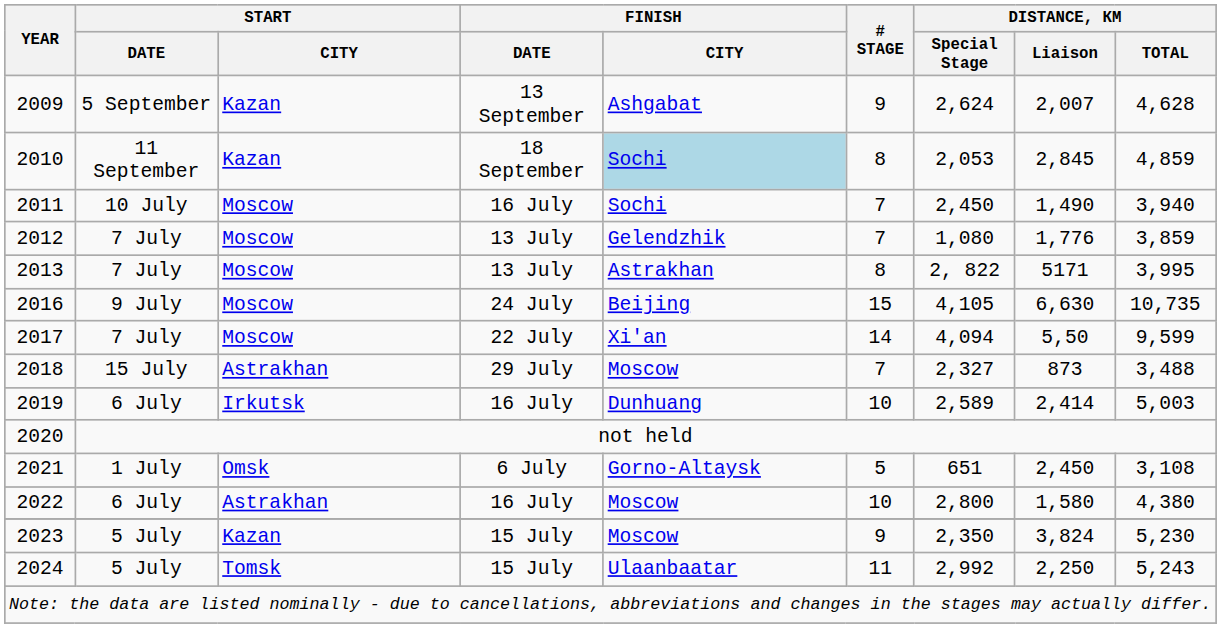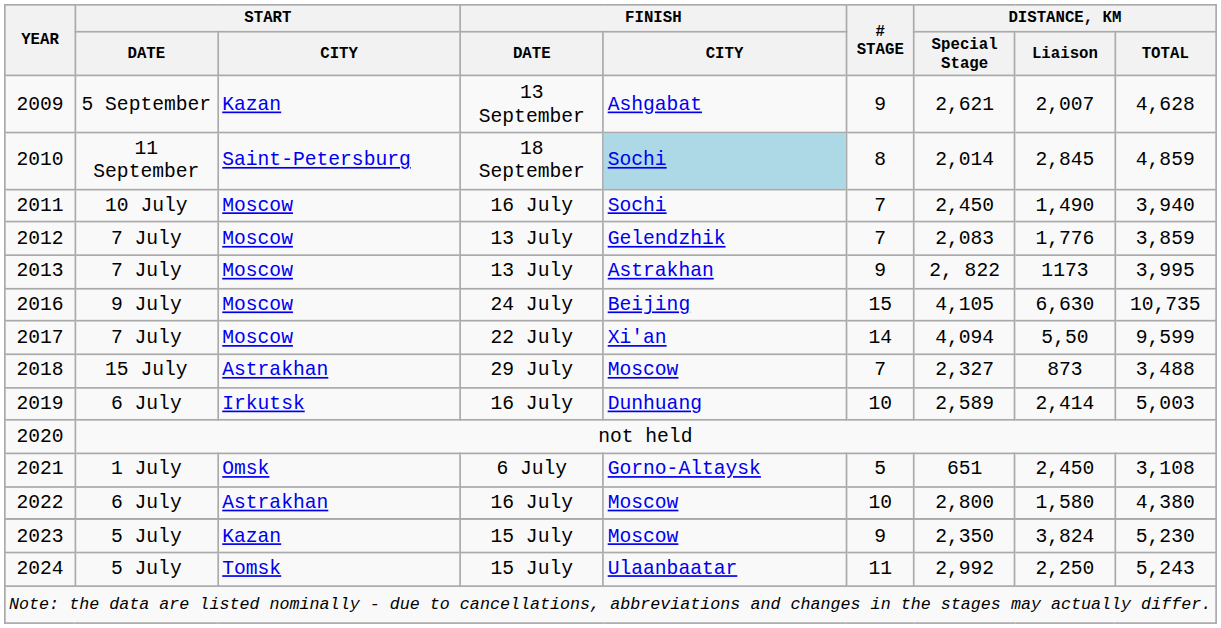(965, 104) 2,624 -> (965, 104) 2,621
(252, 161) Kazan -> (317, 161) Saint-Petersburg
(965, 161) 2,053 -> (965, 161) 2,014
(965, 238) 1,080 -> (965, 238) 2,083
(880, 271) 8 -> (880, 271) 9
(1065, 271) 5171 -> (1065, 271) 1173
